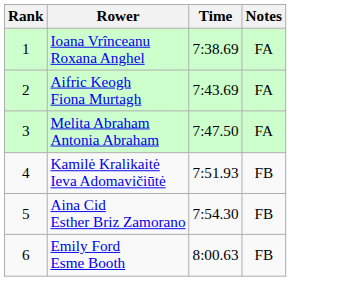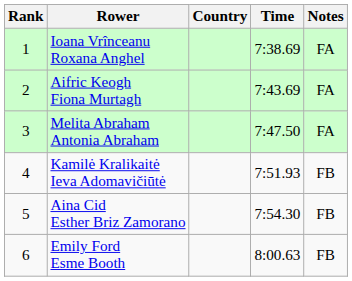+ column: (220, 16)
